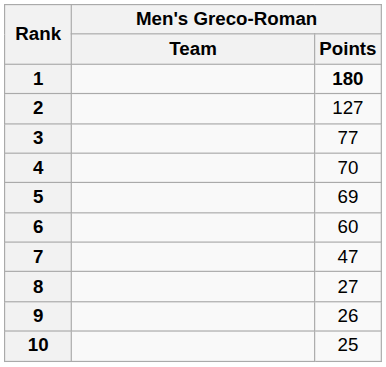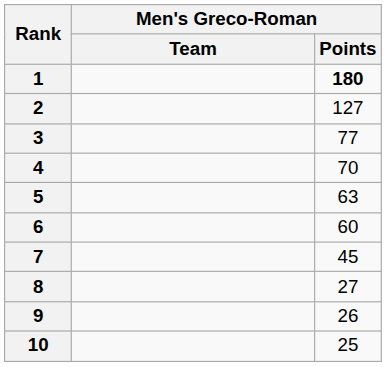(348, 197) 69 -> (348, 197) 63
(348, 256) 47 -> (348, 256) 45
